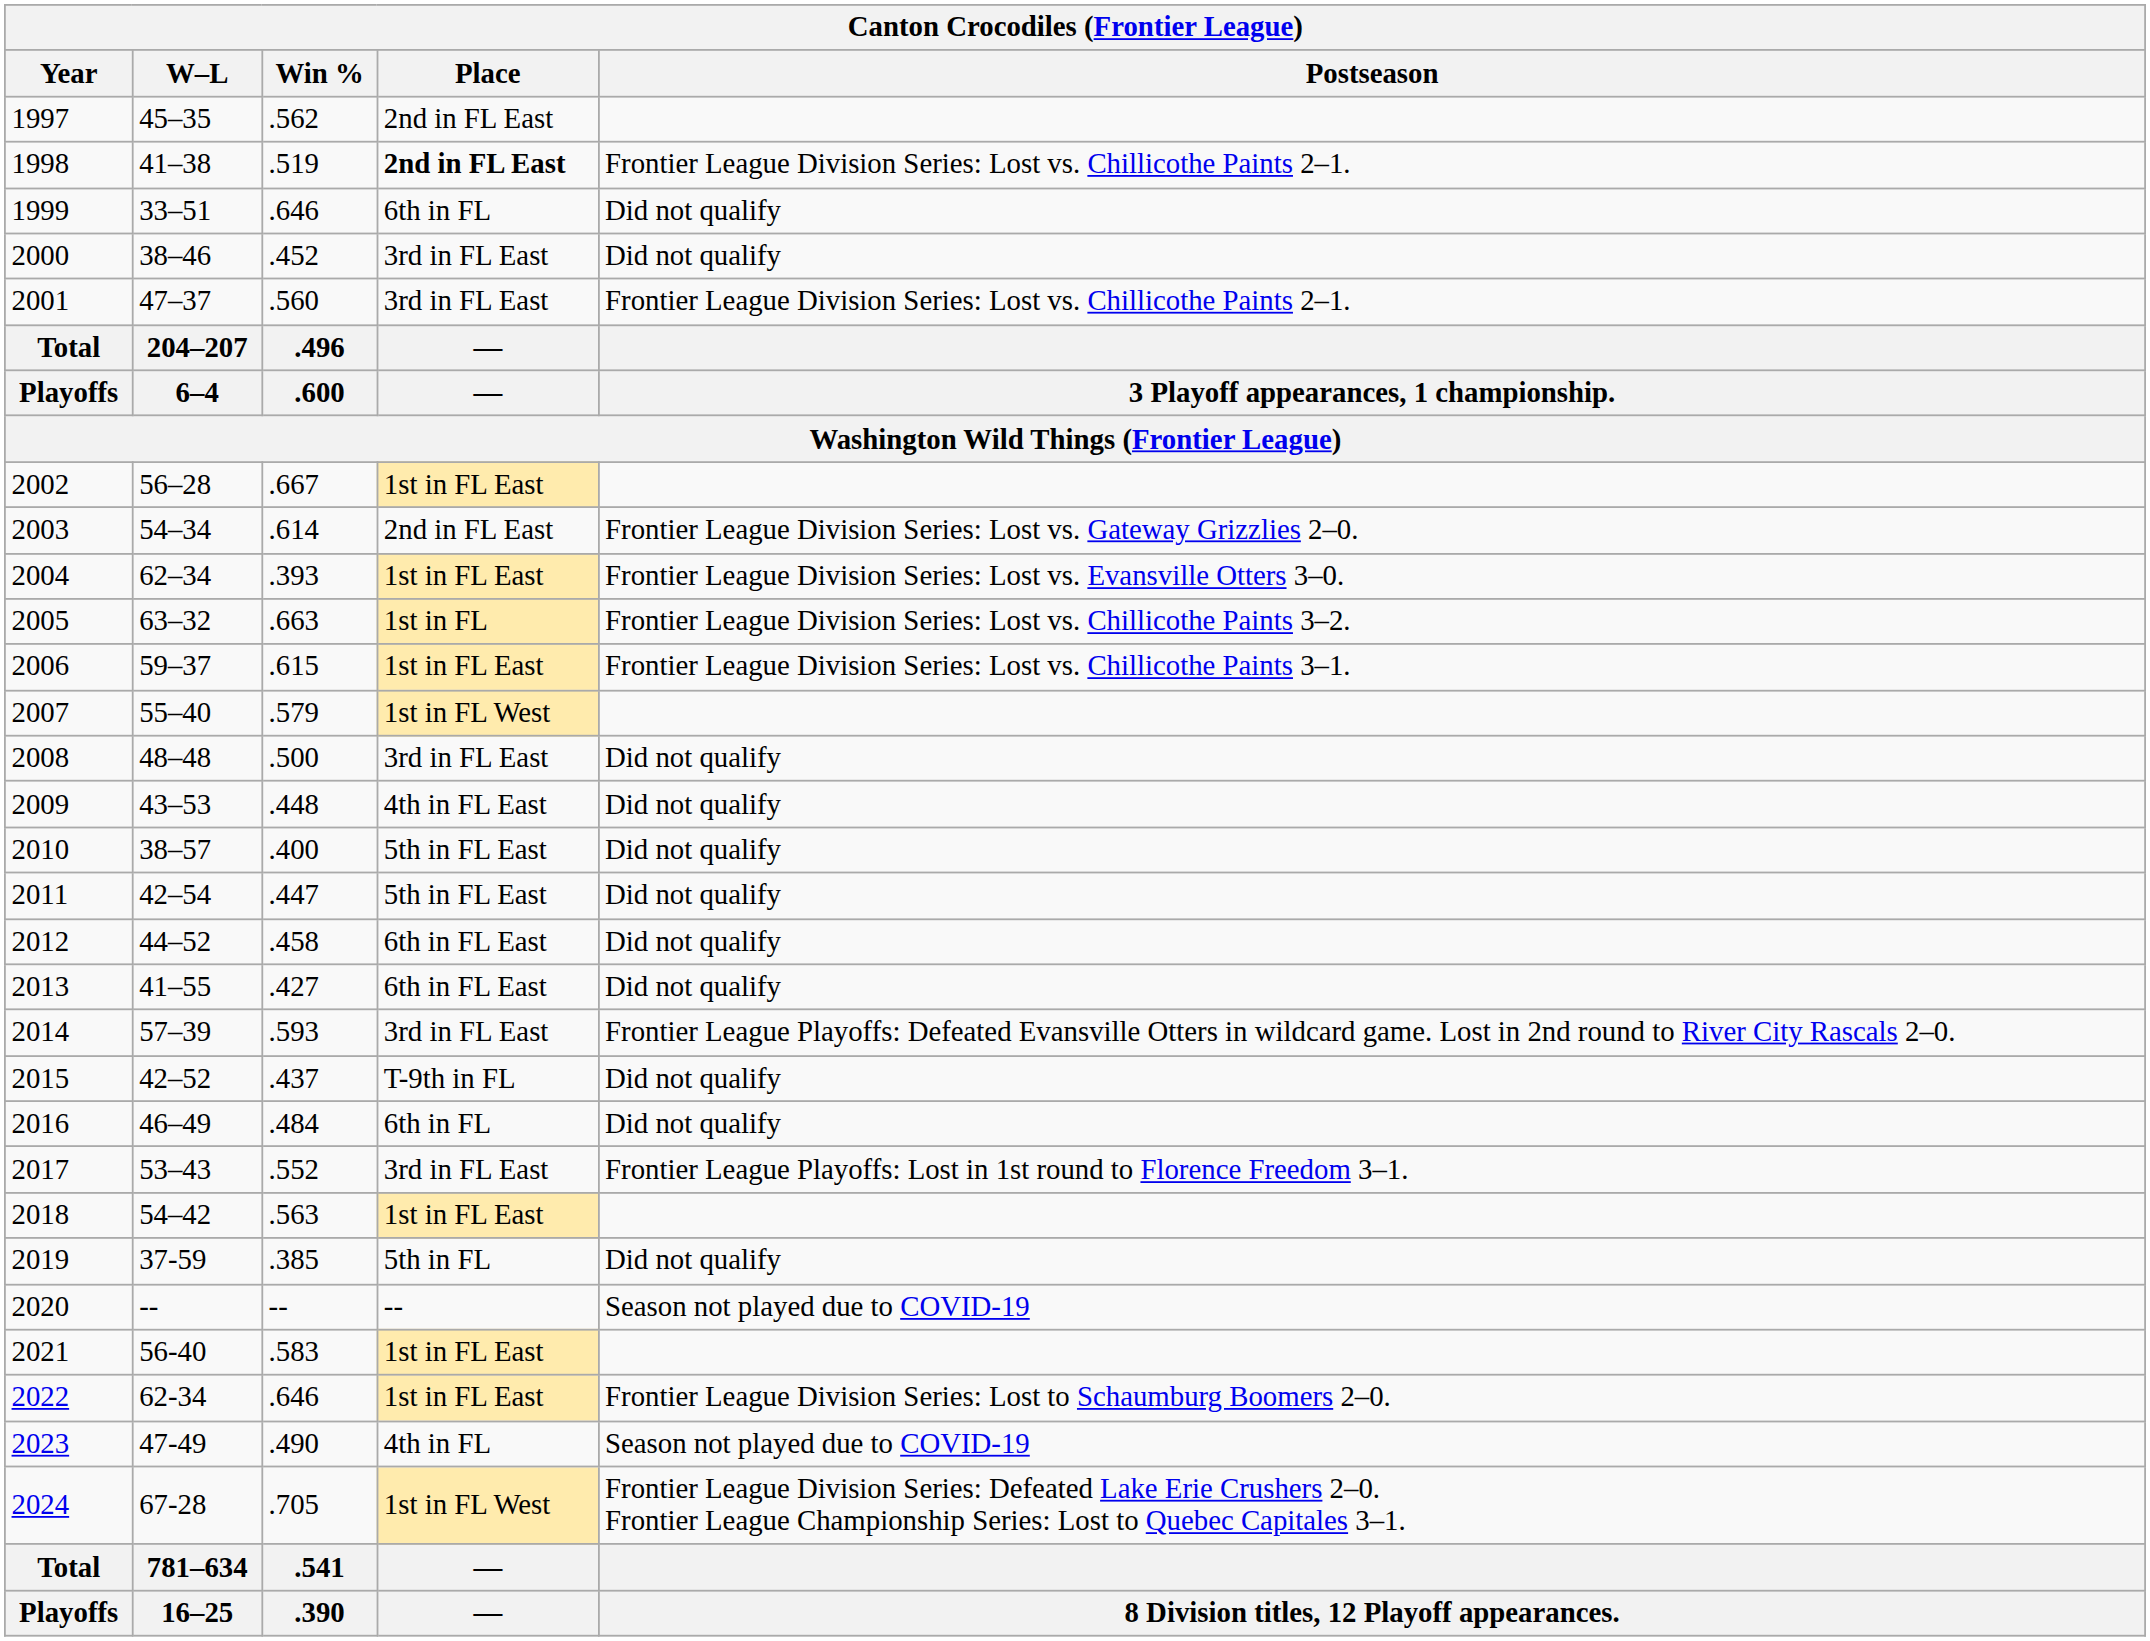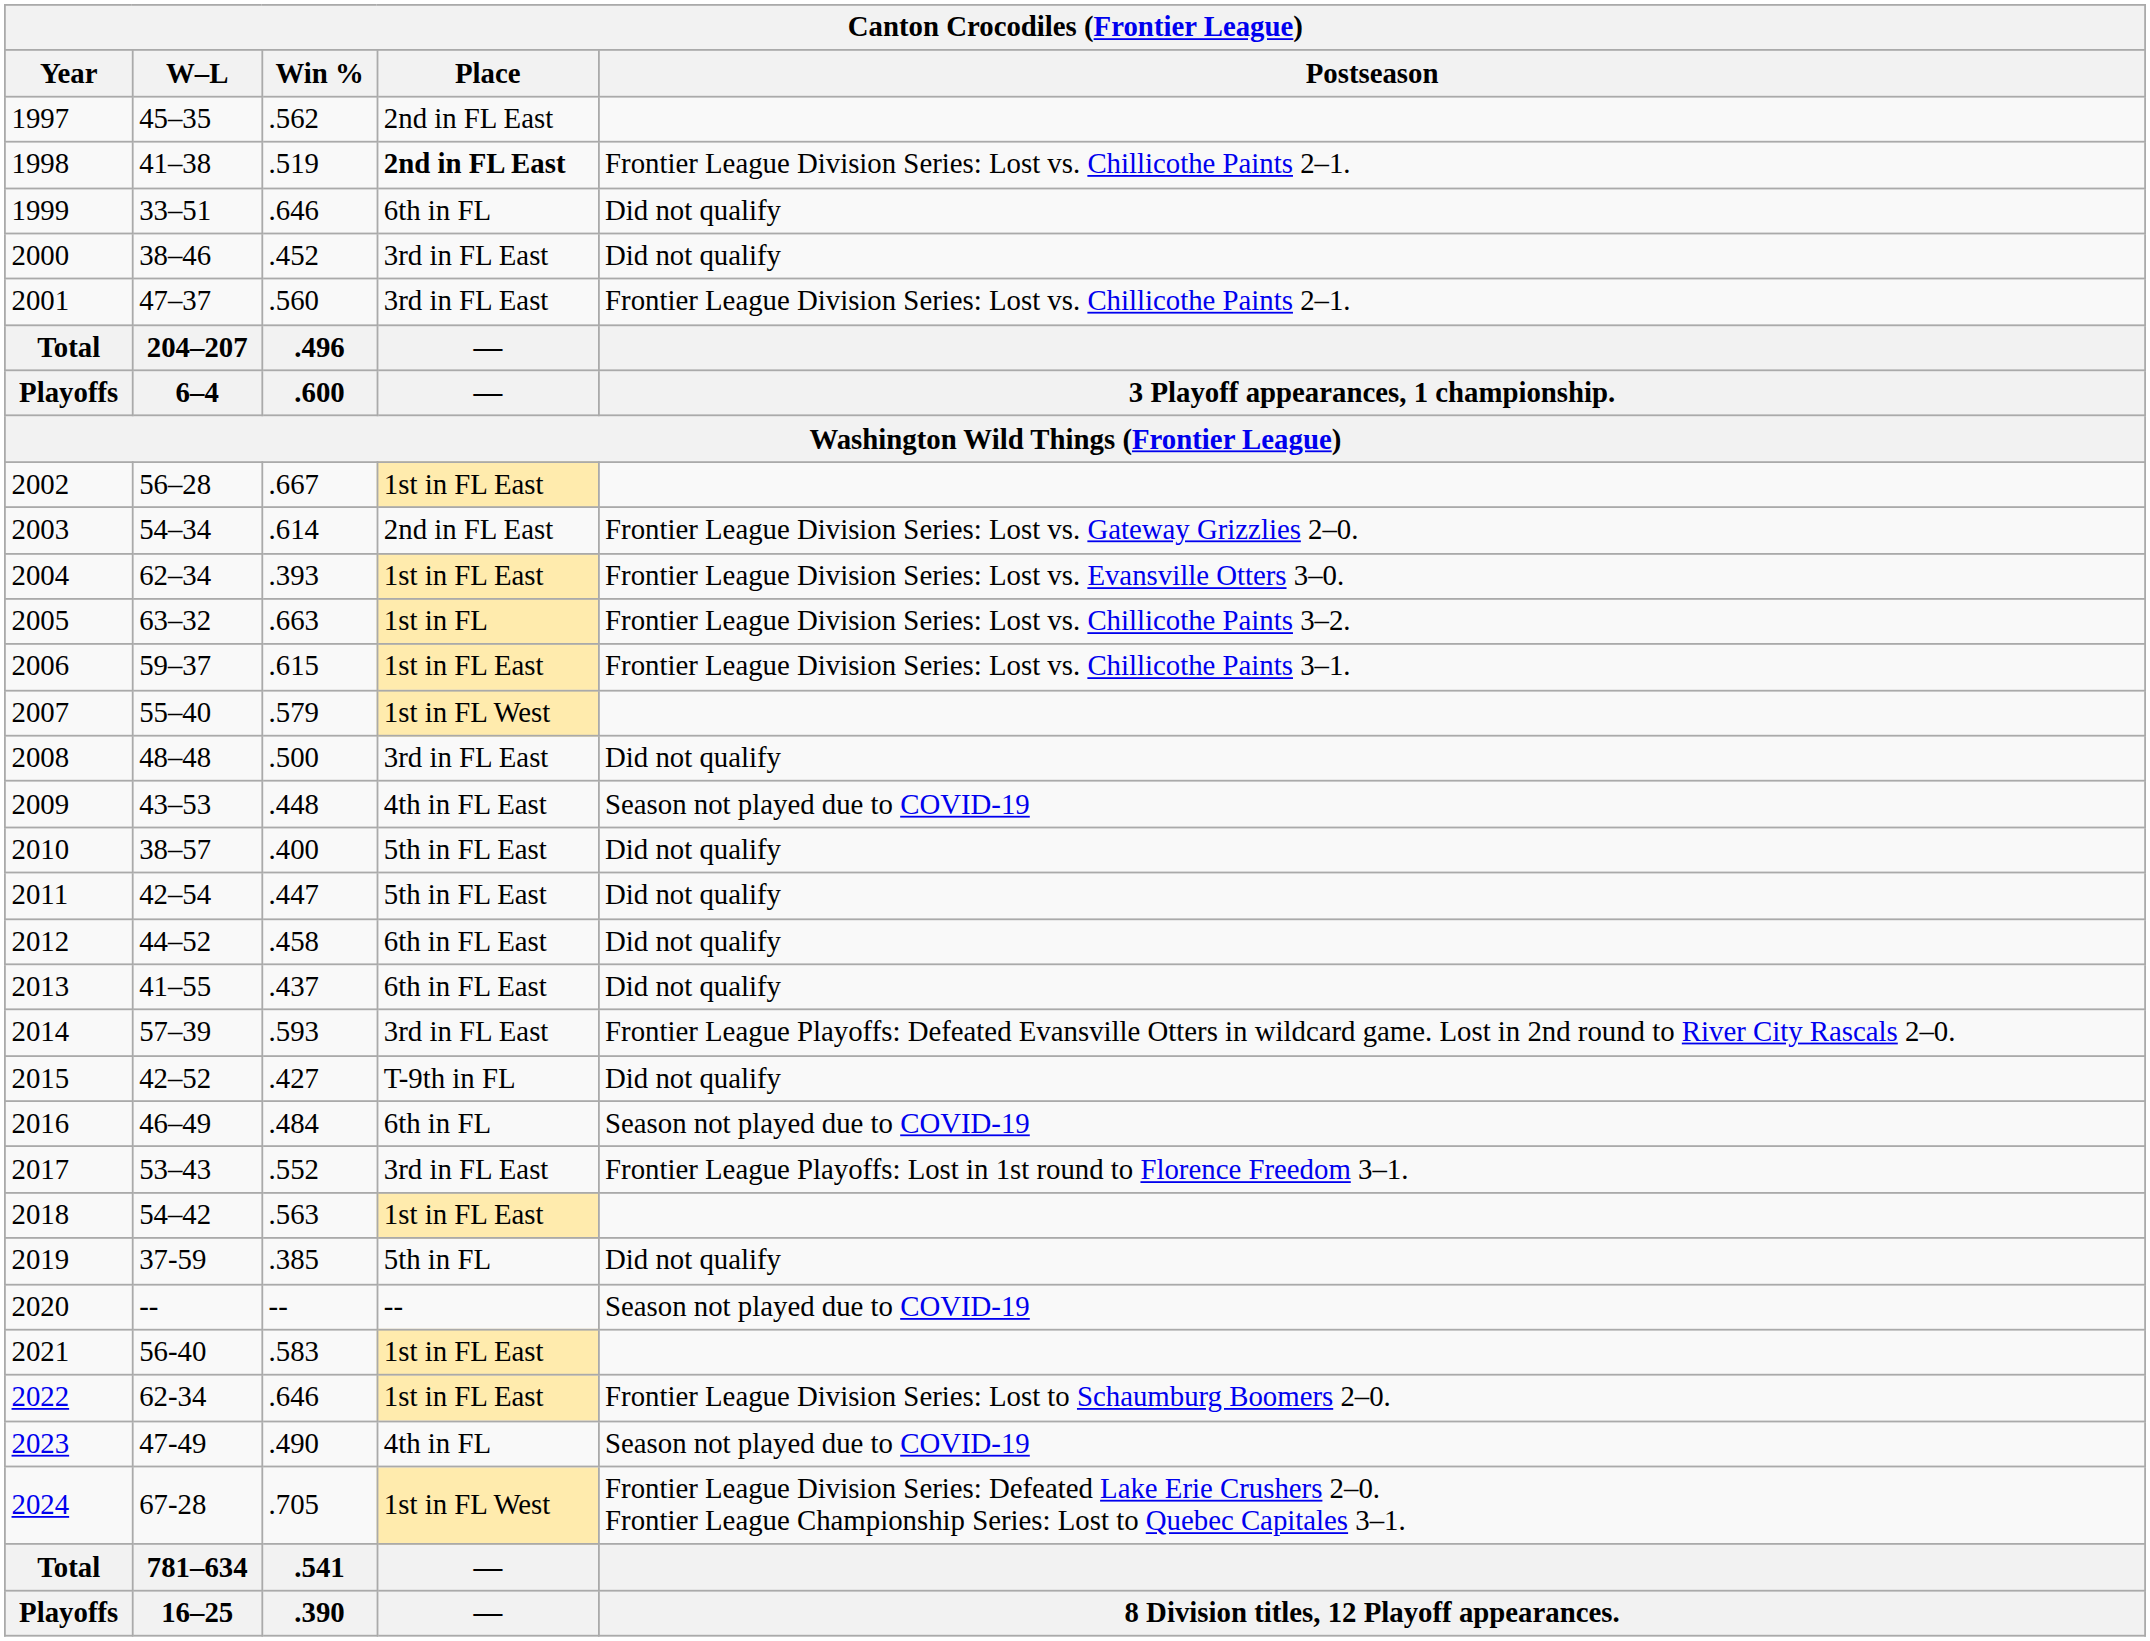(693, 803) Did not qualify -> (817, 803) Season not played due to COVID-19
(294, 986) .427 -> (294, 986) .437
(294, 1077) .437 -> (294, 1077) .427
(693, 1123) Did not qualify -> (817, 1123) Season not played due to COVID-19
